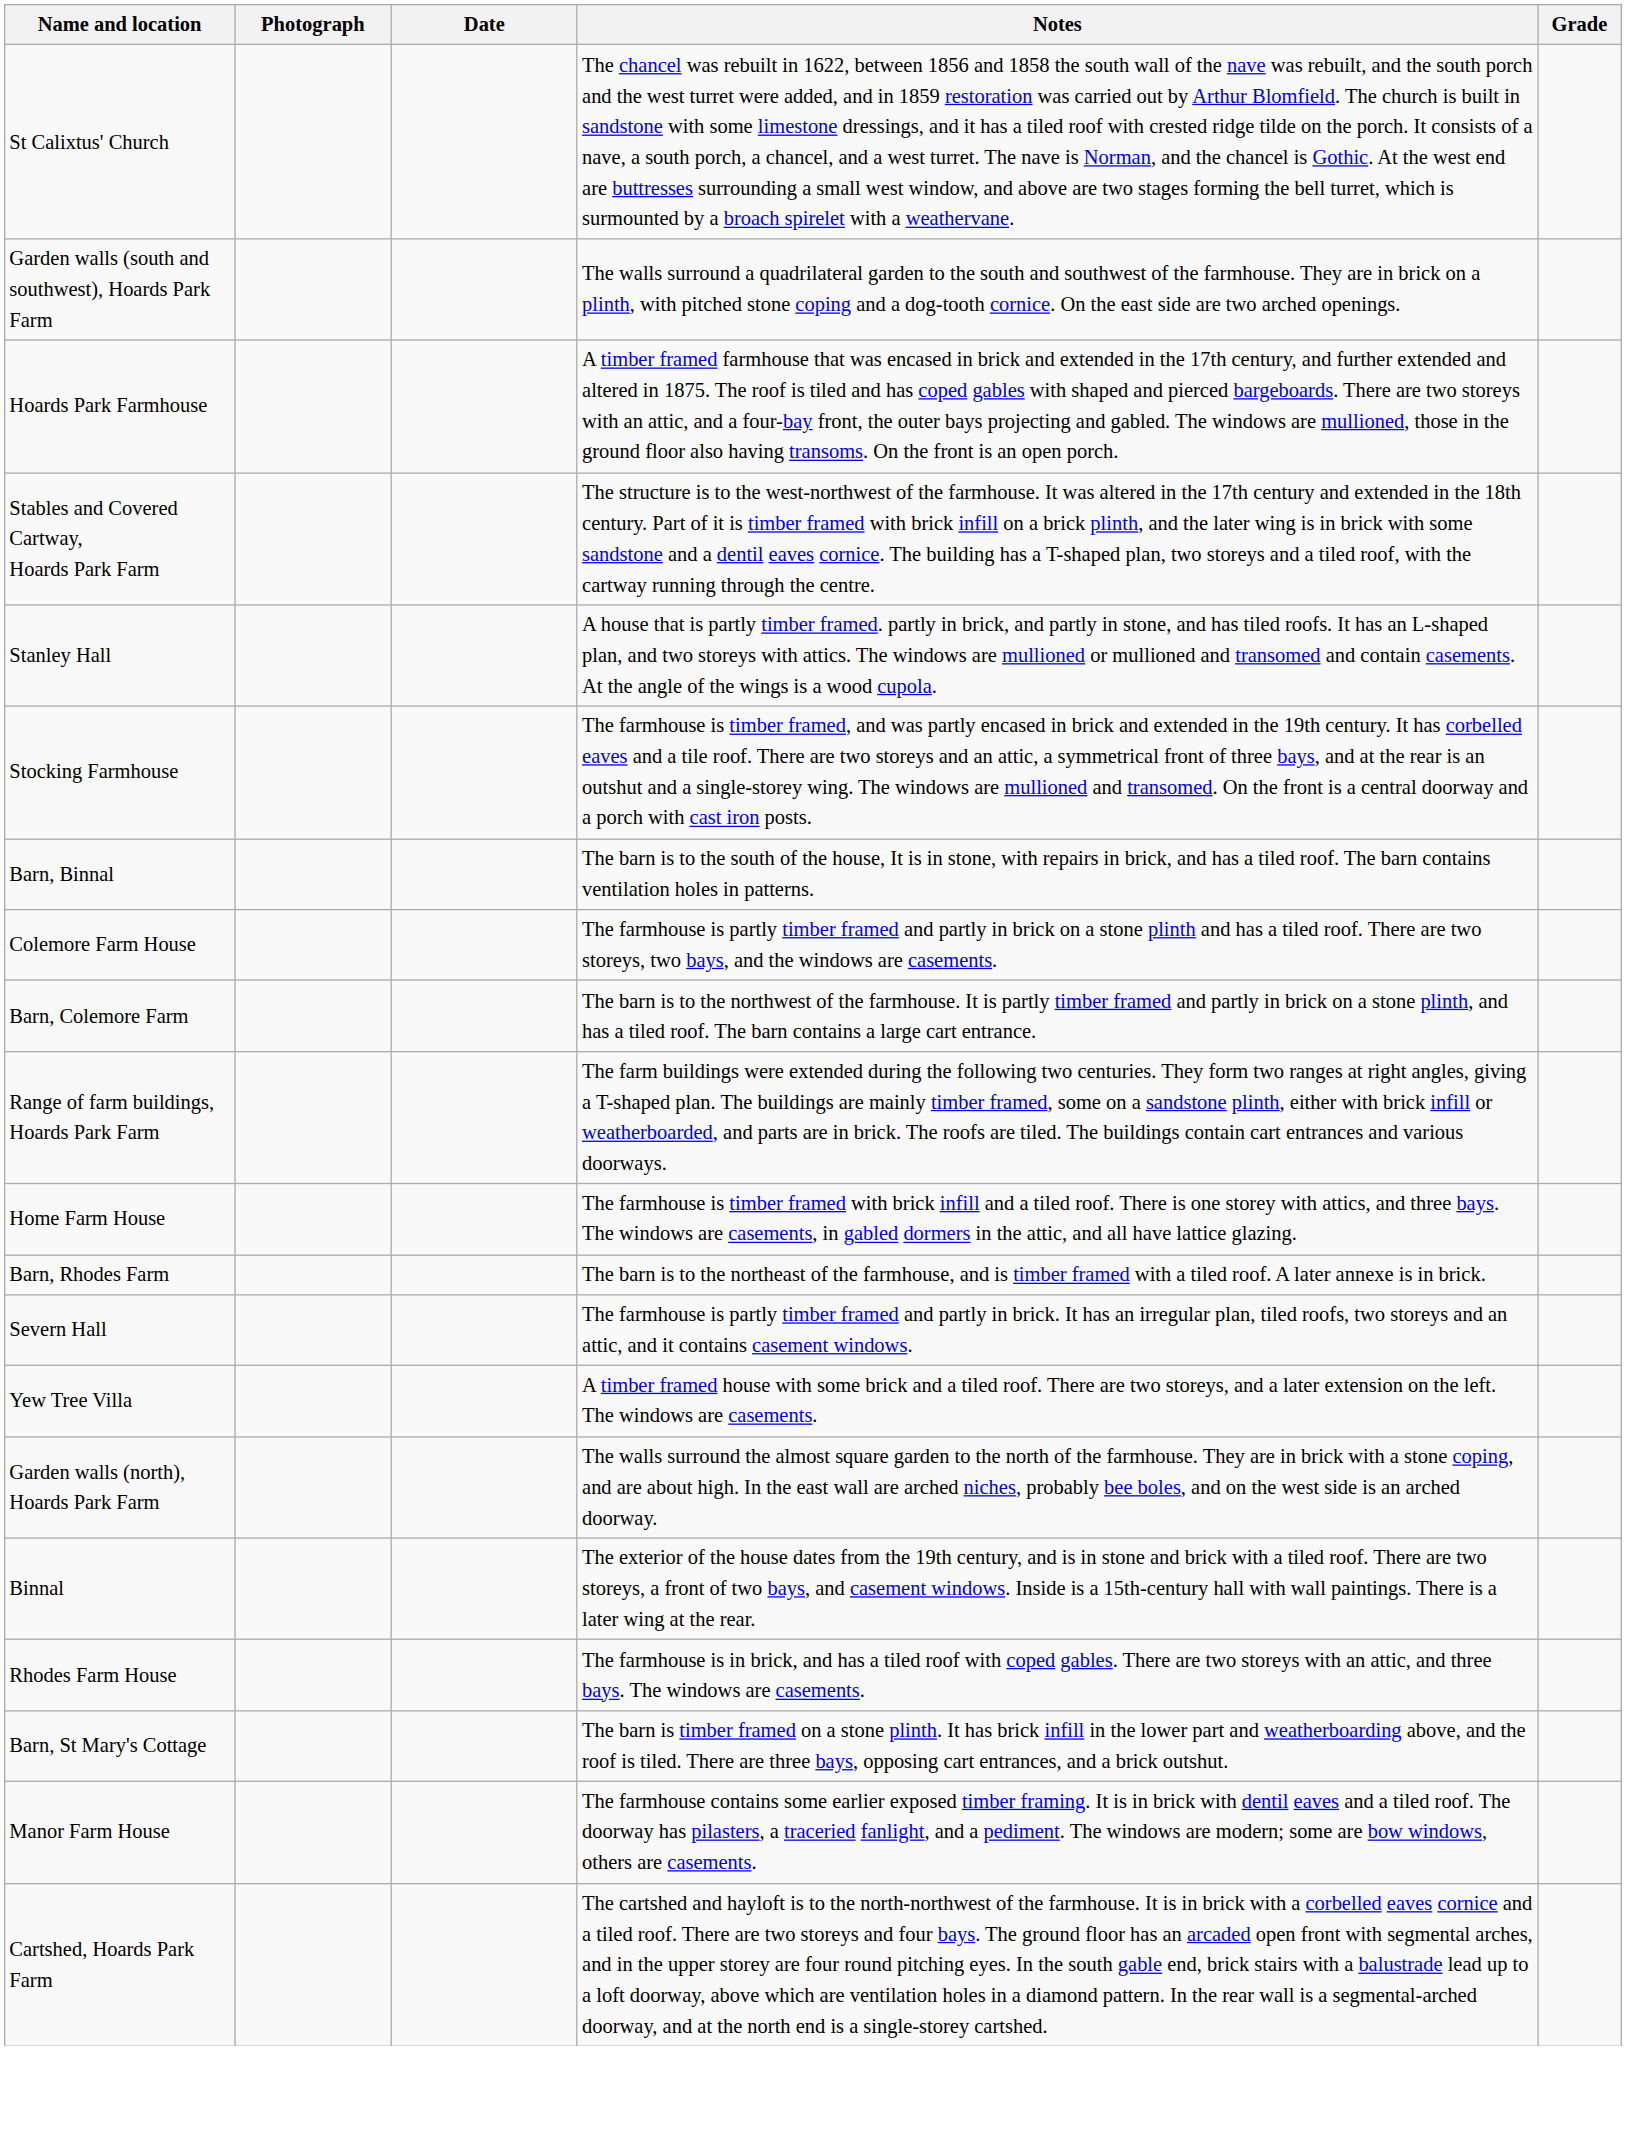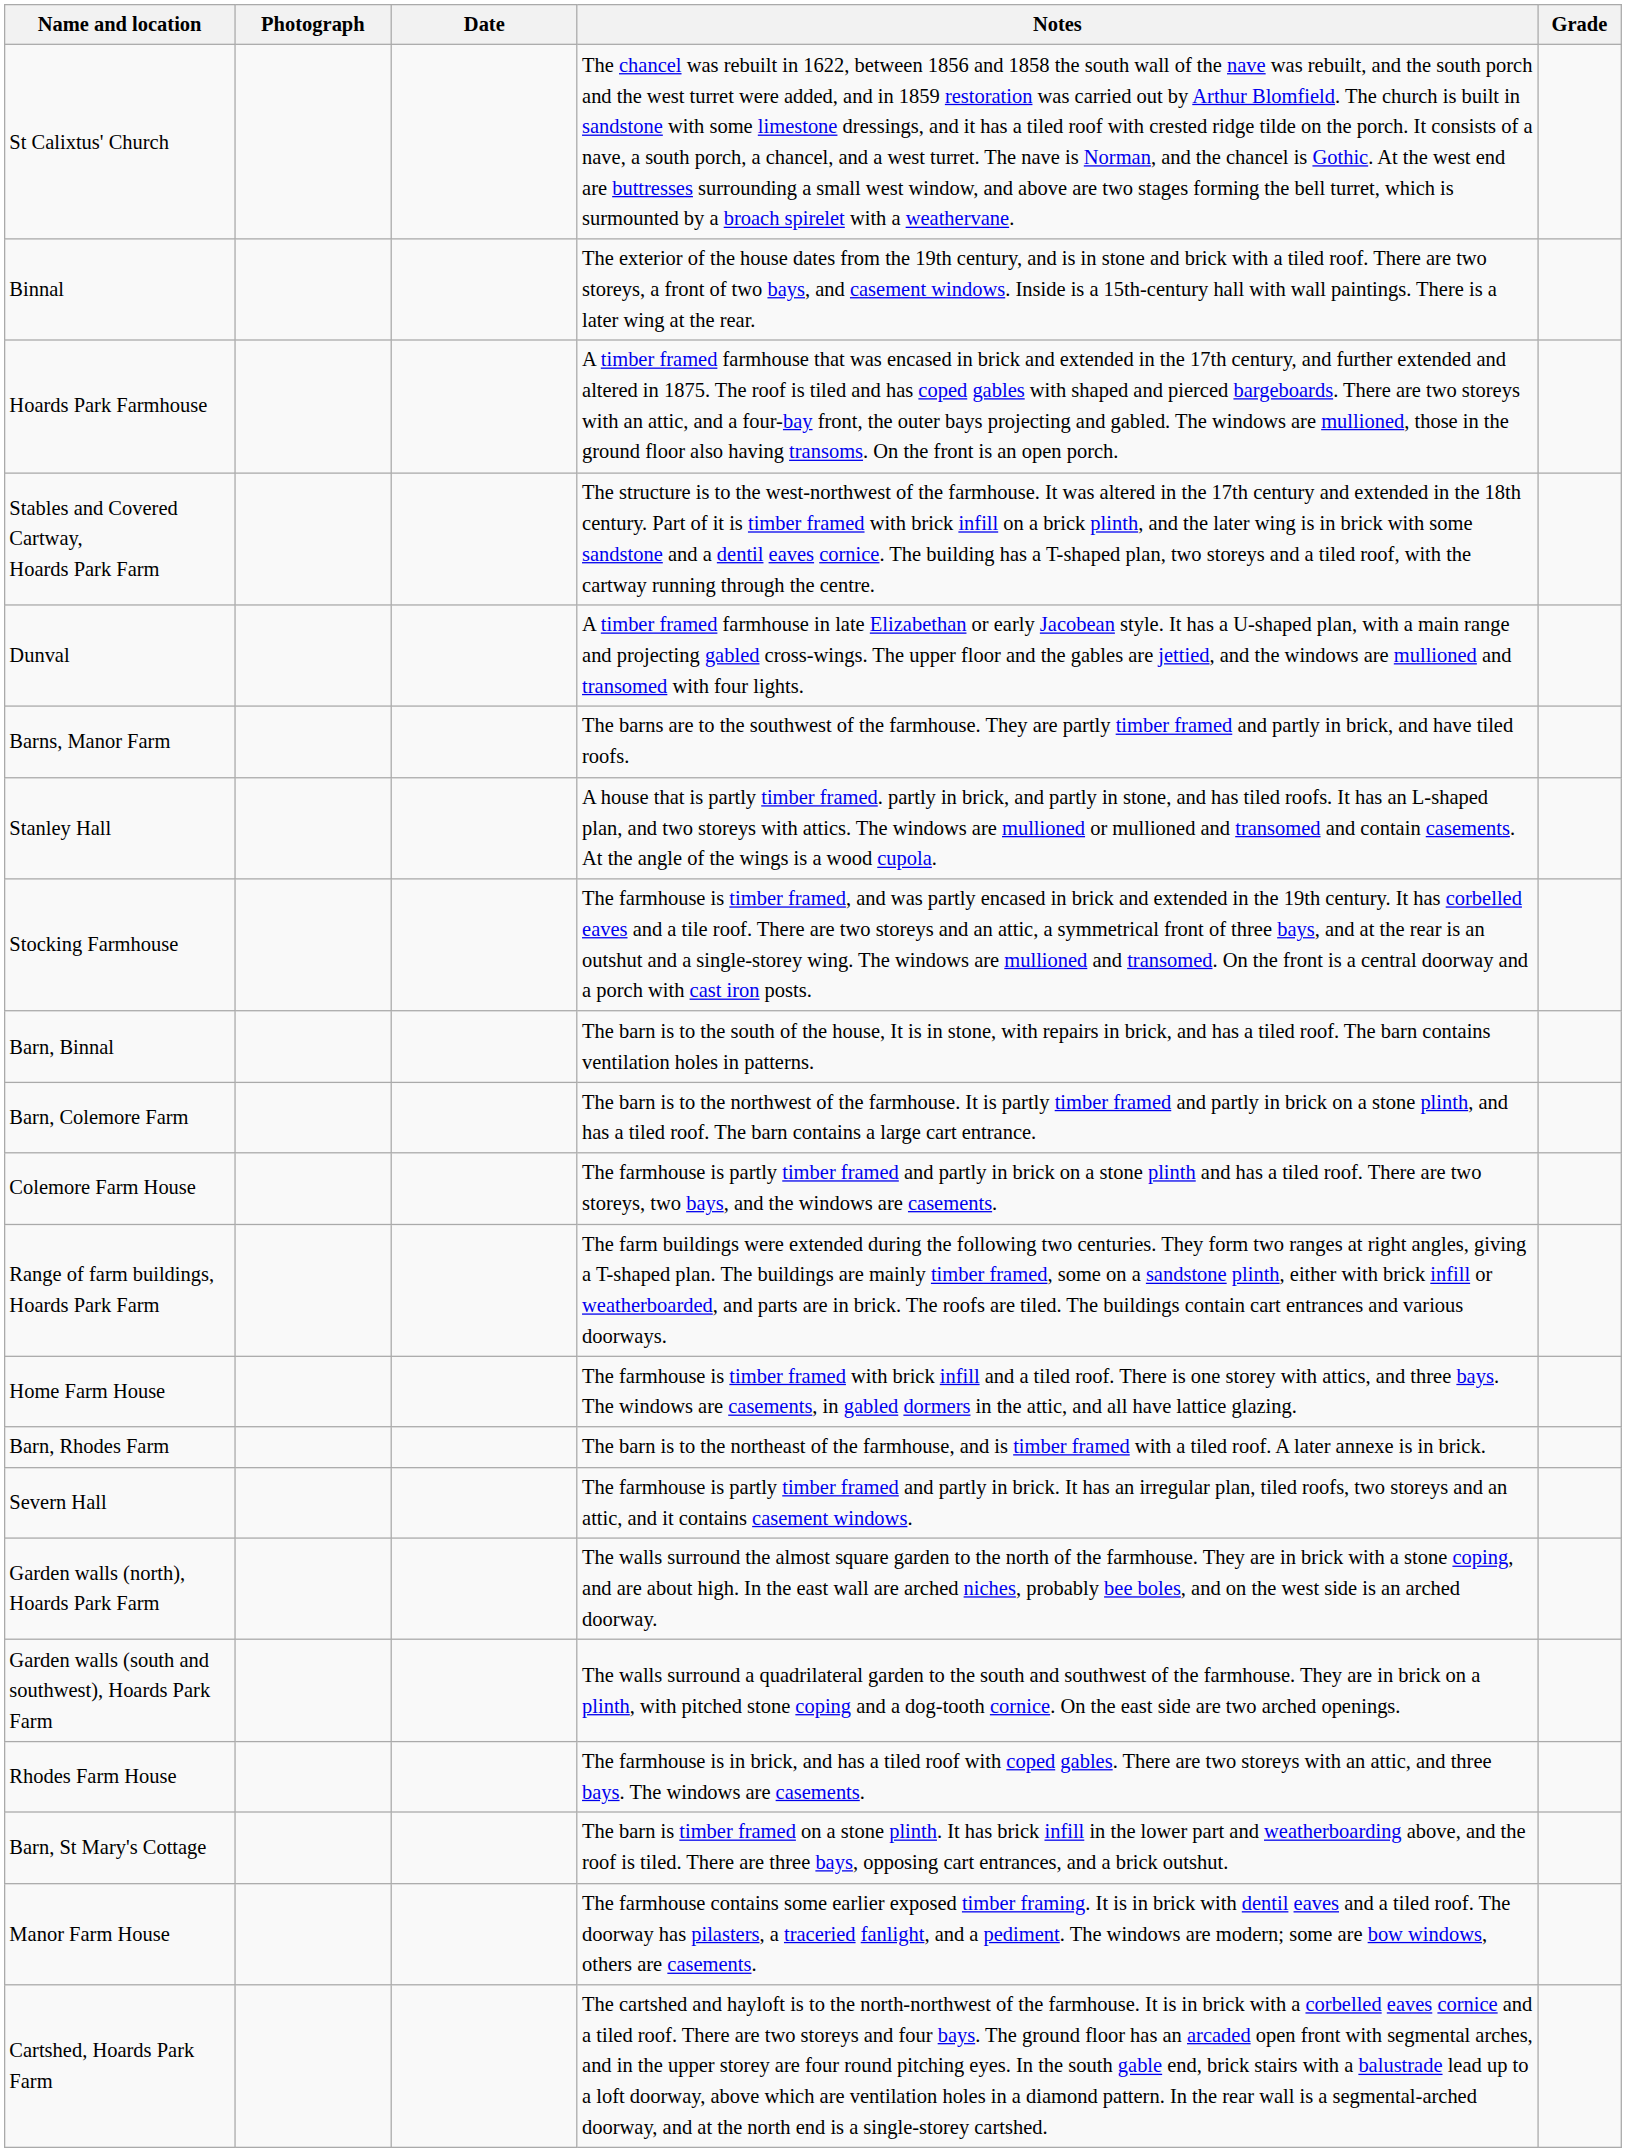rows swapped: (37, 1588) <-> (110, 289)
+ row: (40, 655)
+ row: (90, 741)
rows swapped: (103, 944) <-> (99, 1015)
- row: (71, 1400)
